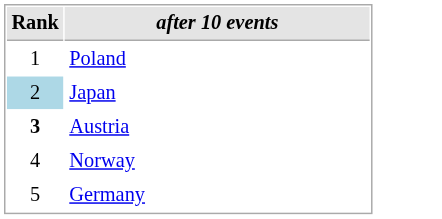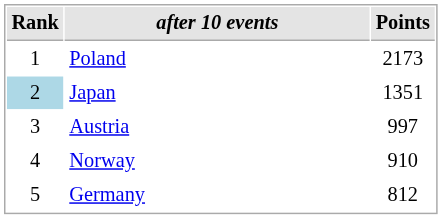+ column: (403, 22)
(35, 126) bold -> (35, 126) normal
